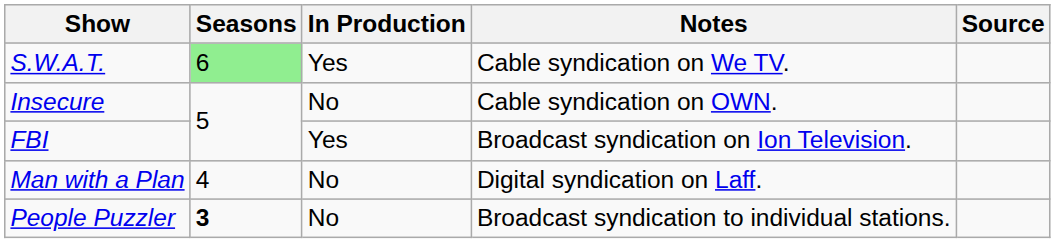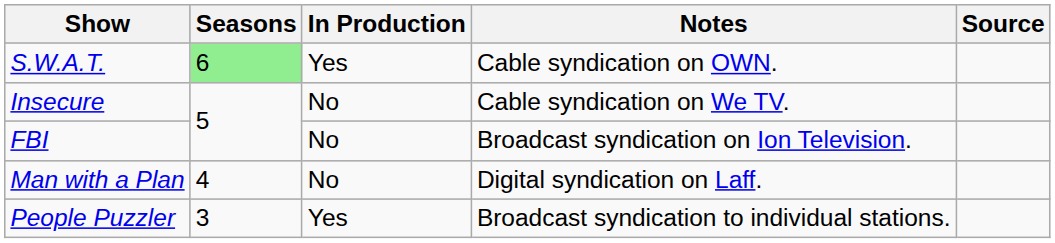(633, 62) Cable syndication on We TV. -> (627, 62) Cable syndication on OWN.
(627, 101) Cable syndication on OWN. -> (633, 101) Cable syndication on We TV.
(328, 140) Yes -> (323, 140) No
(203, 218) bold -> (203, 218) normal
(323, 218) No -> (328, 218) Yes
